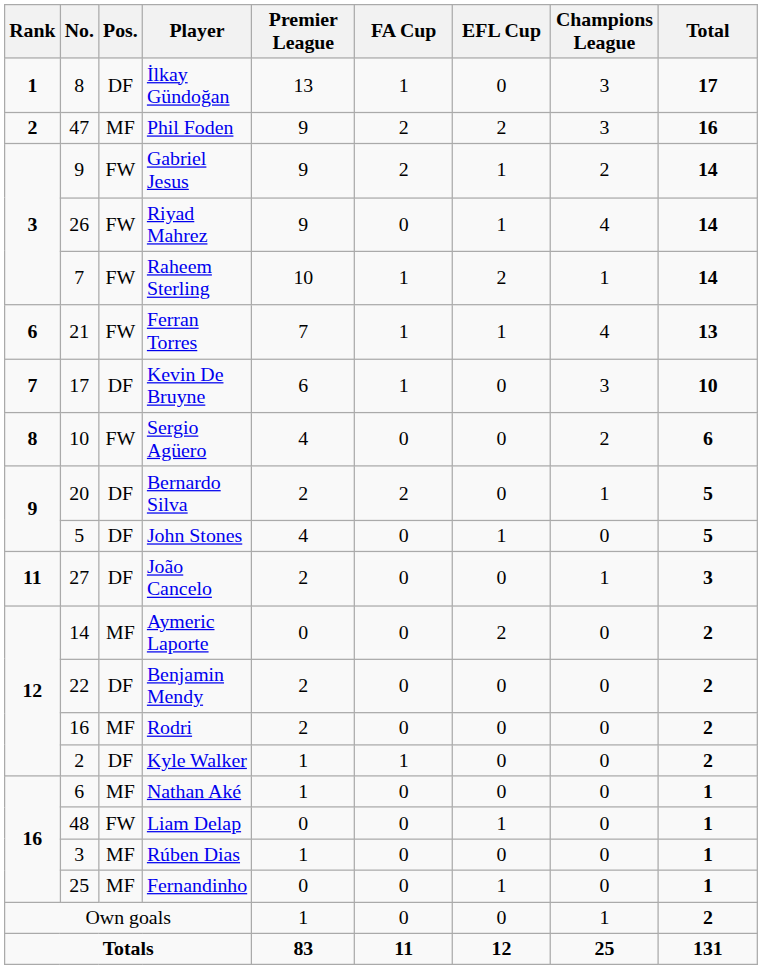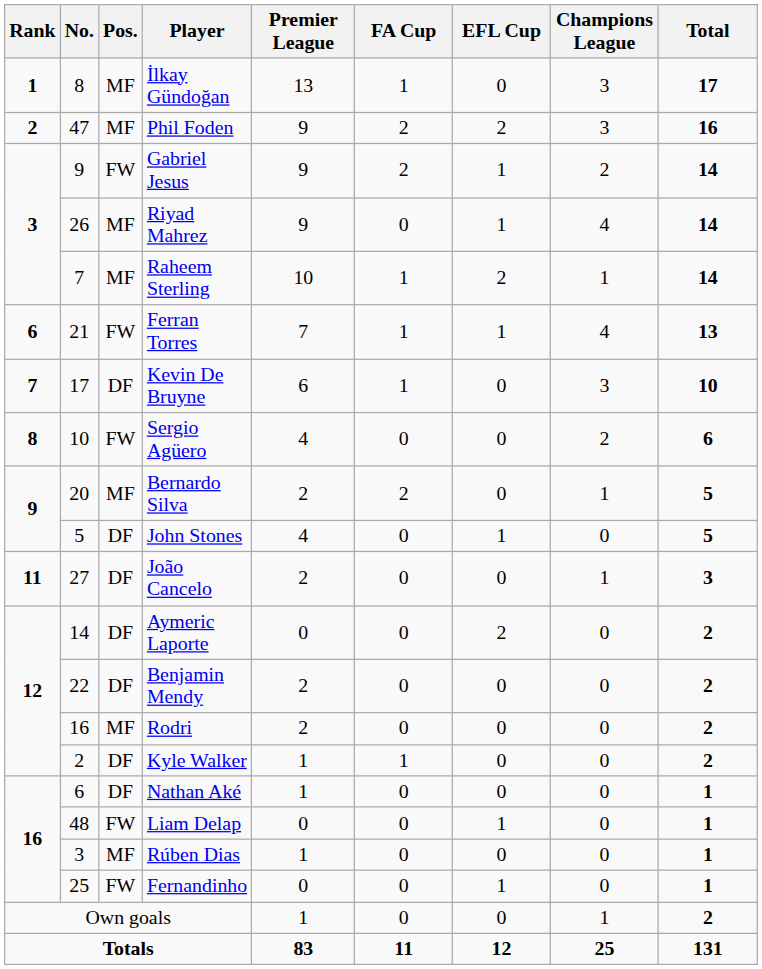(120, 85) DF -> (120, 85) MF
(120, 224) FW -> (120, 224) MF
(120, 277) FW -> (120, 277) MF
(120, 493) DF -> (120, 493) MF
(120, 632) MF -> (120, 632) DF
(120, 791) MF -> (120, 791) DF
(120, 885) MF -> (120, 885) FW
